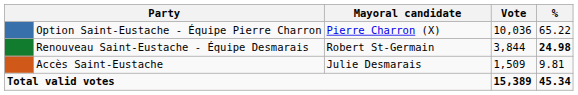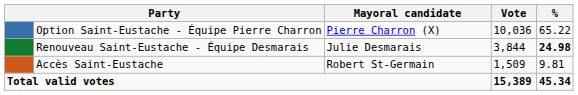(380, 47) Robert St-Germain -> (374, 47) Julie Desmarais
(374, 64) Julie Desmarais -> (380, 64) Robert St-Germain
